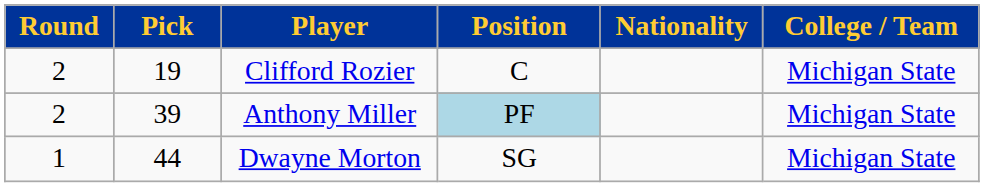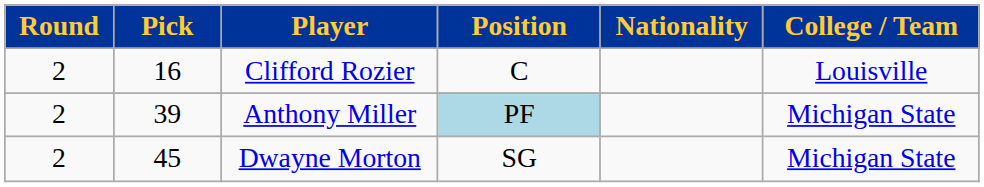(167, 70) 19 -> (167, 70) 16
(871, 70) Michigan State -> (871, 70) Louisville
(59, 158) 1 -> (59, 158) 2
(167, 158) 44 -> (167, 158) 45
